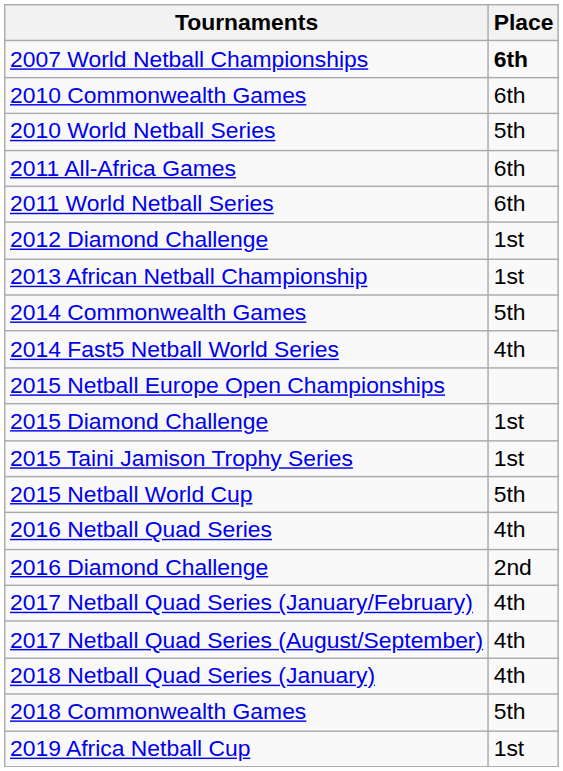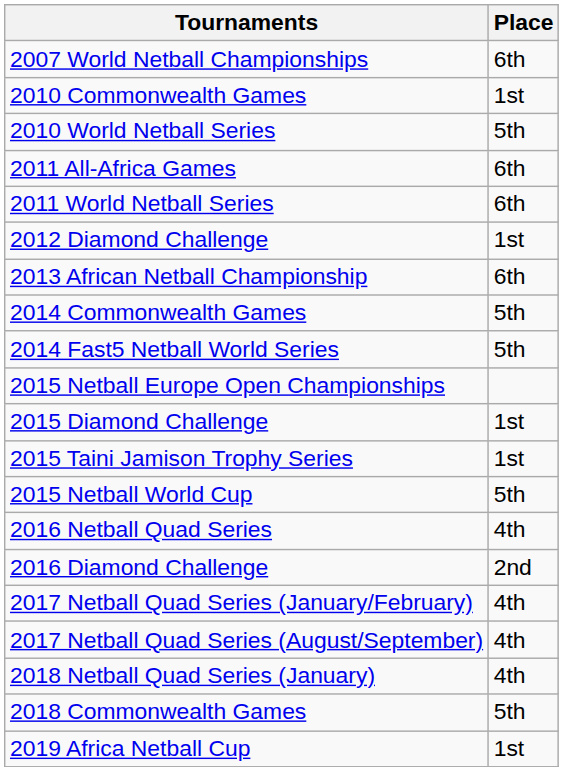(511, 58) bold -> (510, 58) normal
(510, 95) 6th -> (509, 95) 1st
(509, 276) 1st -> (510, 276) 6th
(510, 349) 4th -> (510, 349) 5th
